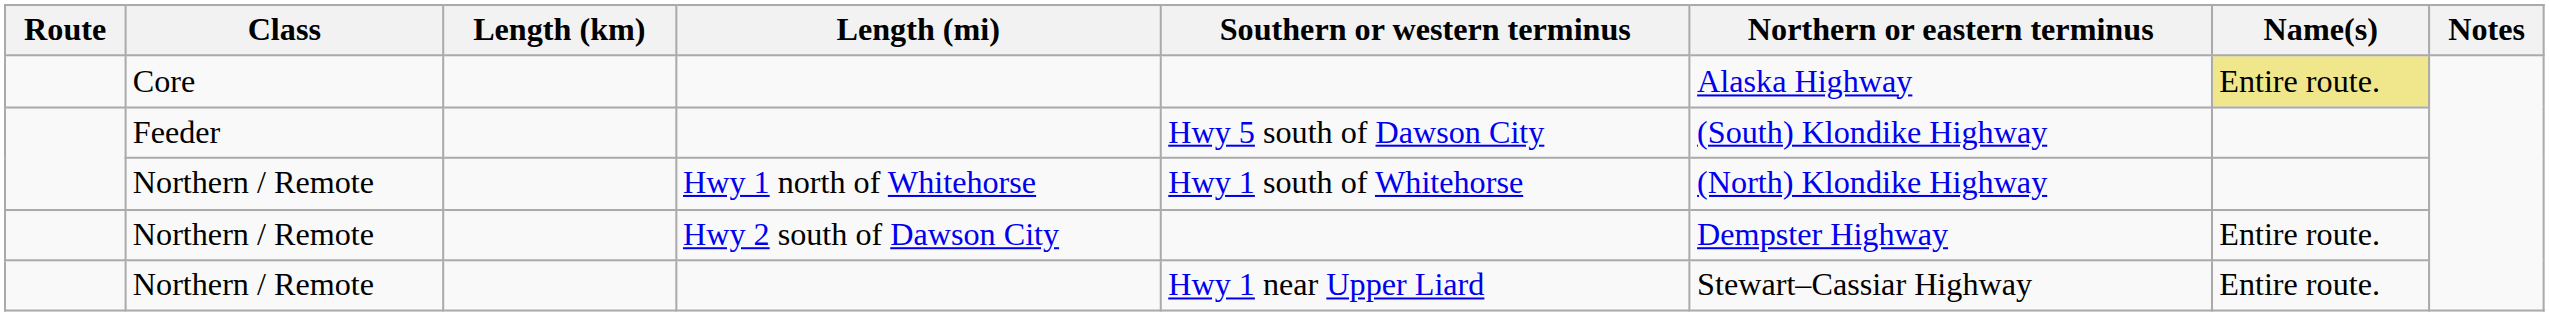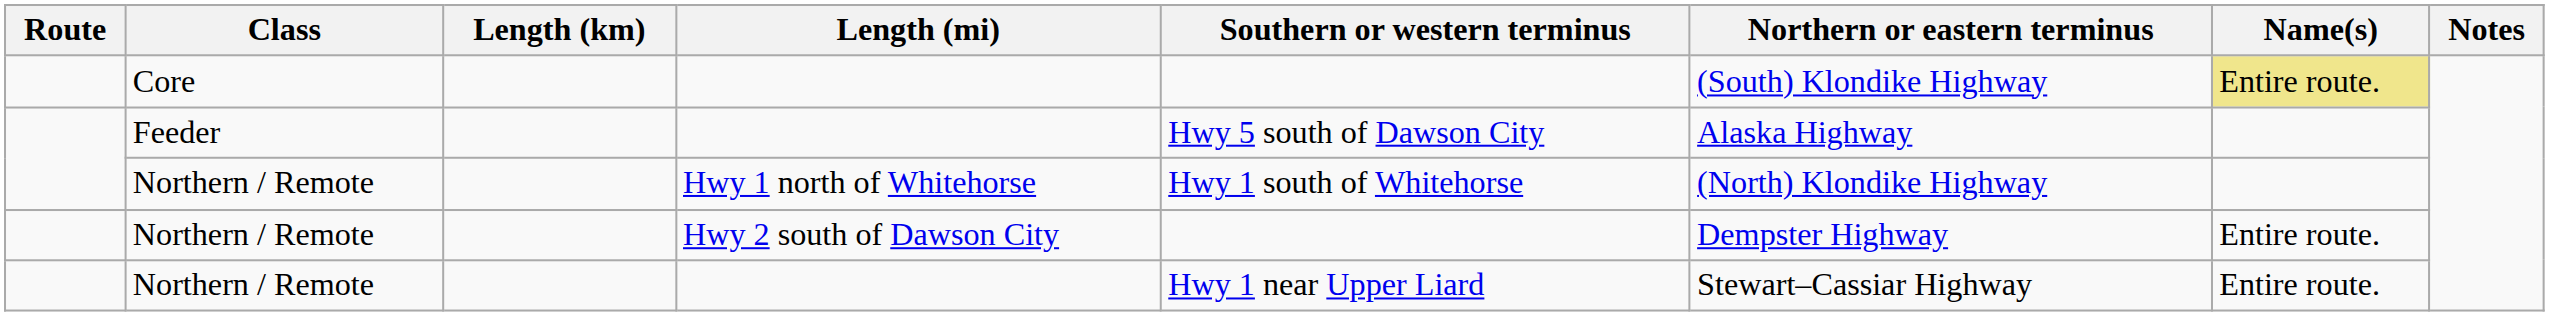(1805, 81) Alaska Highway -> (1872, 81) (South) Klondike Highway
(1872, 132) (South) Klondike Highway -> (1805, 132) Alaska Highway
